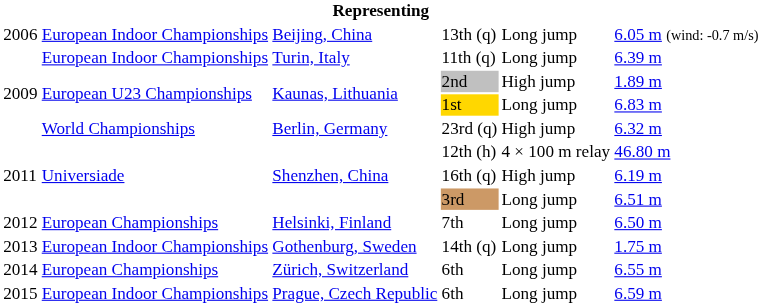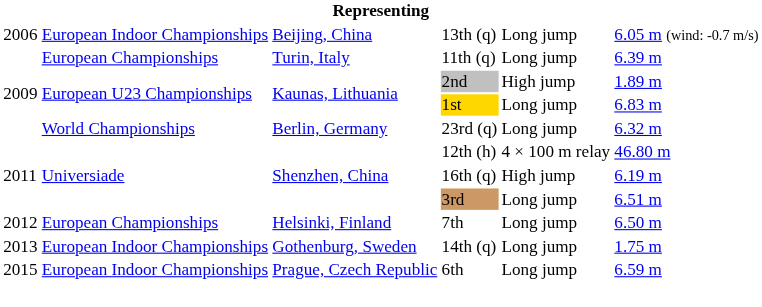(155, 57) European Indoor Championships -> (130, 57) European Championships
(538, 128) High jump -> (539, 128) Long jump
- row: (340, 269)
